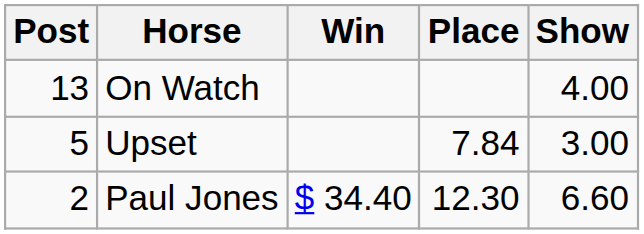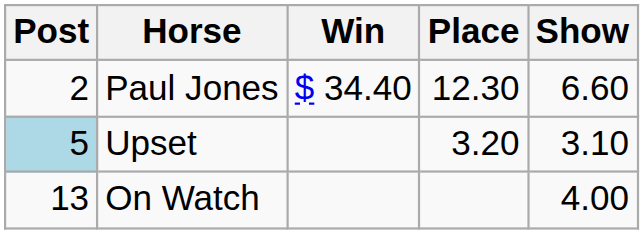rows swapped: (192, 198) <-> (183, 87)
(79, 143) no background -> (79, 143) lightblue background
(485, 143) 7.84 -> (485, 143) 3.20
(595, 143) 3.00 -> (595, 143) 3.10
